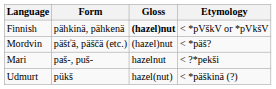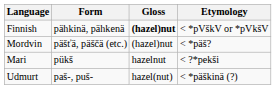(73, 60) paš-, puš- -> (63, 60) pükš
(63, 76) pükš -> (73, 76) paš-, puš-
